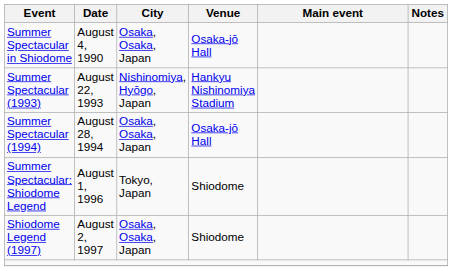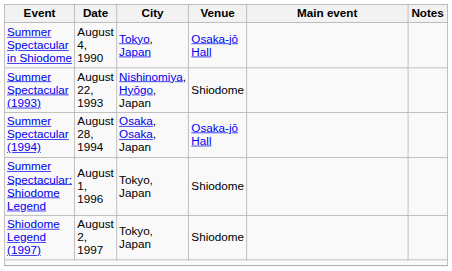(138, 45) Osaka, Osaka, Japan -> (136, 45) Tokyo, Japan
(223, 90) Hankyu Nishinomiya Stadium -> (218, 90) Shiodome
(138, 237) Osaka, Osaka, Japan -> (136, 237) Tokyo, Japan
